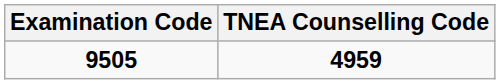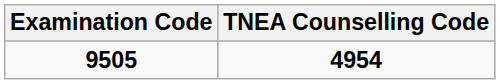(356, 59) 4959 -> (356, 59) 4954
